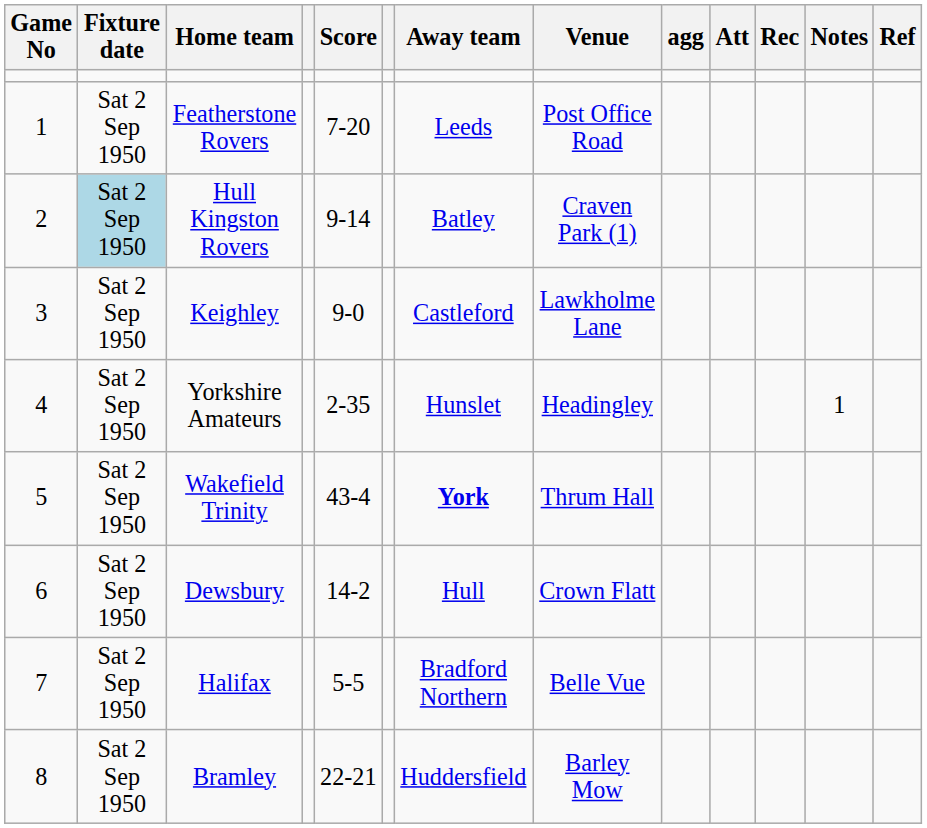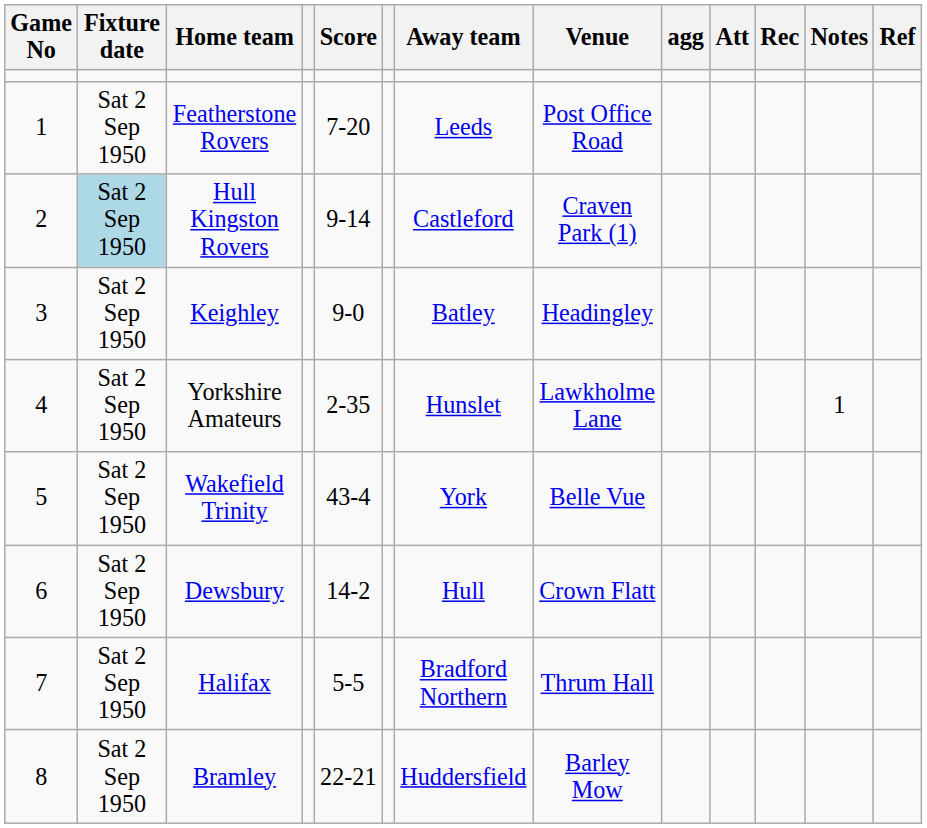(463, 220) Batley -> (463, 220) Castleford
(463, 312) Castleford -> (463, 312) Batley
(597, 312) Lawkholme Lane -> (597, 312) Headingley
(597, 405) Headingley -> (597, 405) Lawkholme Lane
(463, 498) bold -> (463, 498) normal
(597, 498) Thrum Hall -> (597, 498) Belle Vue
(597, 683) Belle Vue -> (597, 683) Thrum Hall
